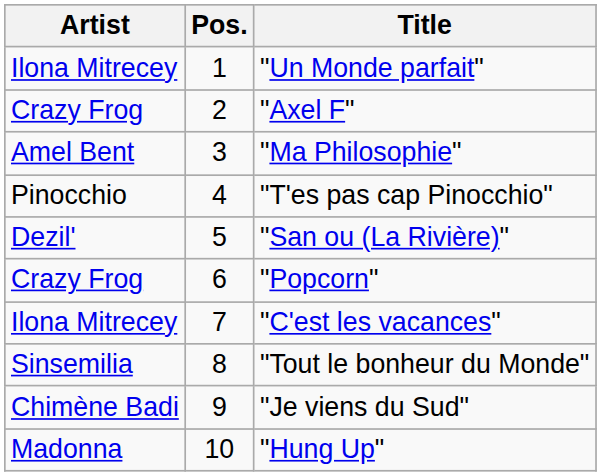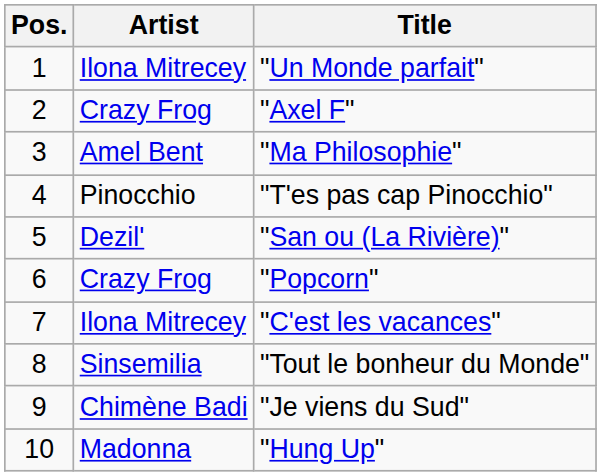columns swapped: (219, 25) <-> (95, 25)
